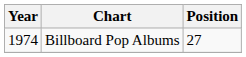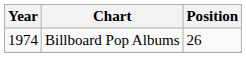(194, 40) 27 -> (194, 40) 26
